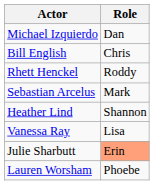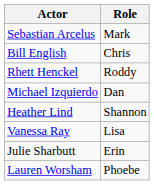rows swapped: (51, 92) <-> (53, 33)
(114, 151) lightsalmon background -> (114, 151) no background
